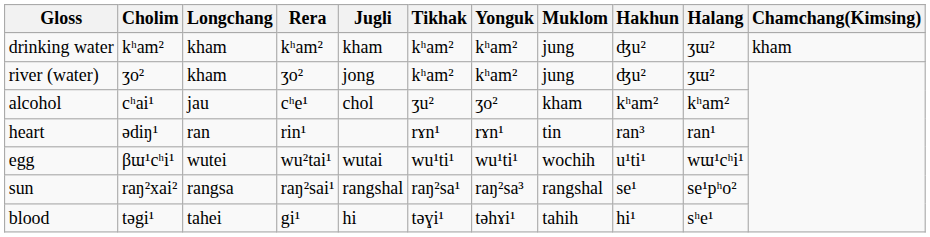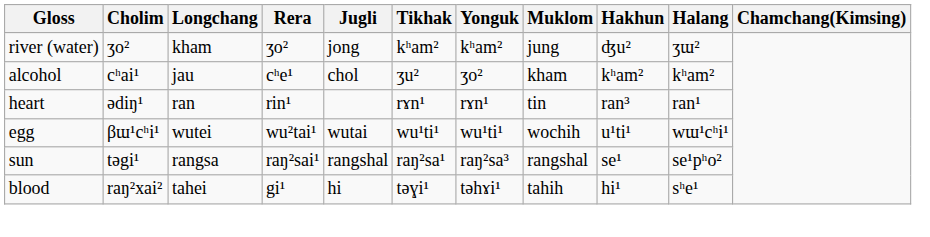- row: (61, 47)
(150, 189) raŋ²xai² -> (123, 160) təgi¹
(138, 217) təgi¹ -> (135, 189) raŋ²xai²
